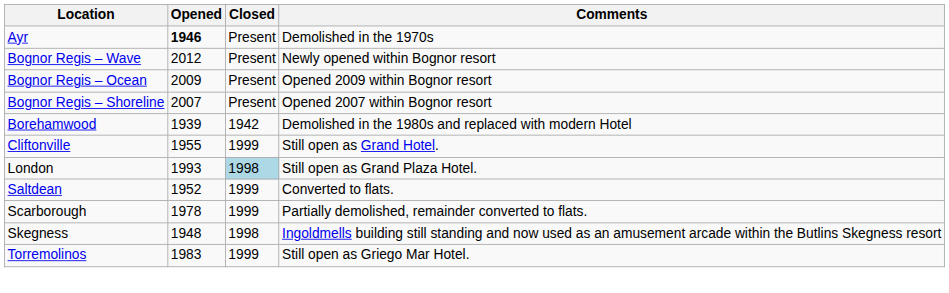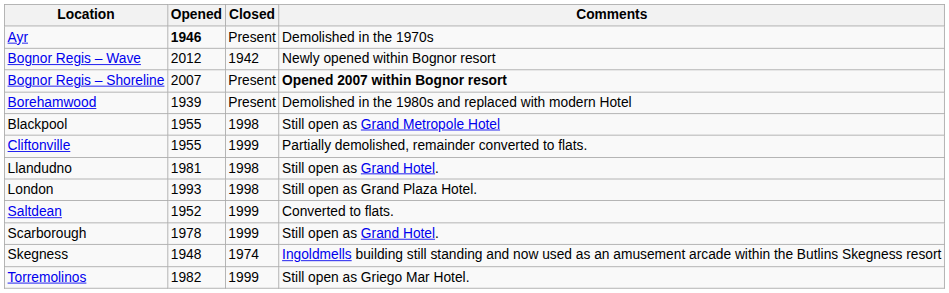(252, 59) Present -> (244, 59) 1942
- row: (77, 80)
(387, 102) normal -> (394, 80) bold
(244, 124) 1942 -> (252, 102) Present
+ row: (37, 124)
(360, 146) Still open as Grand Hotel. -> (435, 146) Partially demolished, remainder converted to flats.
+ row: (40, 168)
(244, 168) lightblue background -> (244, 189) no background
(435, 211) Partially demolished, remainder converted to flats. -> (360, 233) Still open as Grand Hotel.
(244, 233) 1998 -> (244, 255) 1974
(186, 255) 1983 -> (186, 277) 1982
